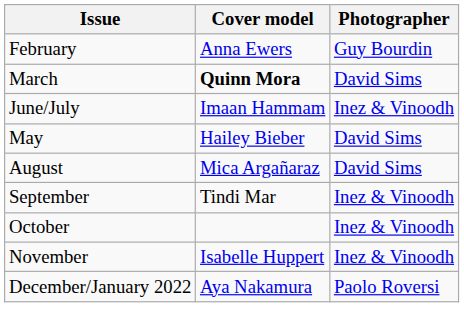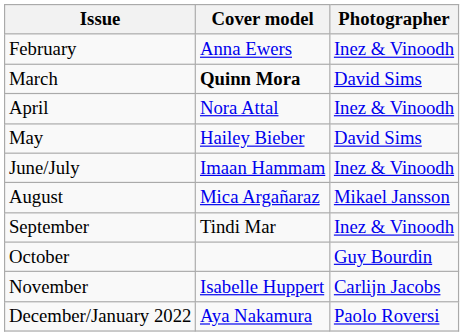(383, 49) Guy Bourdin -> (394, 49) Inez & Vinoodh
+ row: (29, 108)
rows swapped: (26, 138) <-> (44, 108)
(378, 167) David Sims -> (392, 197) Mikael Jansson
(394, 227) Inez & Vinoodh -> (383, 256) Guy Bourdin
(394, 256) Inez & Vinoodh -> (387, 286) Carlijn Jacobs
